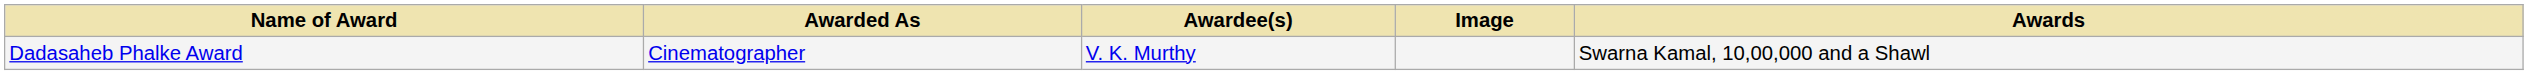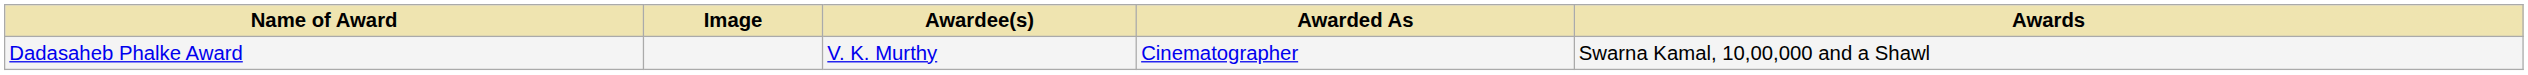columns swapped: (1485, 20) <-> (862, 20)
